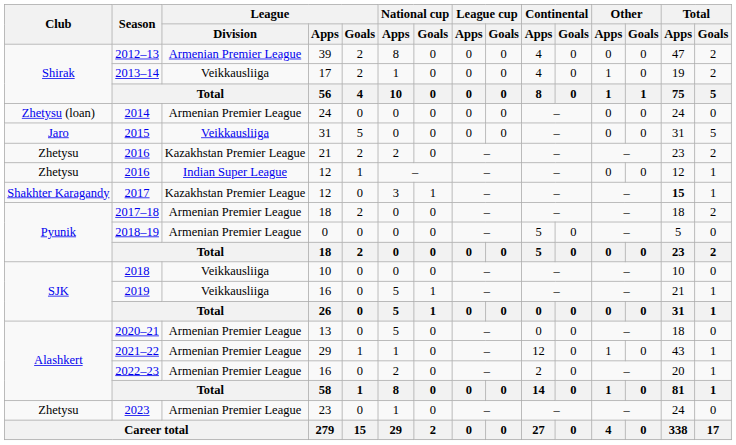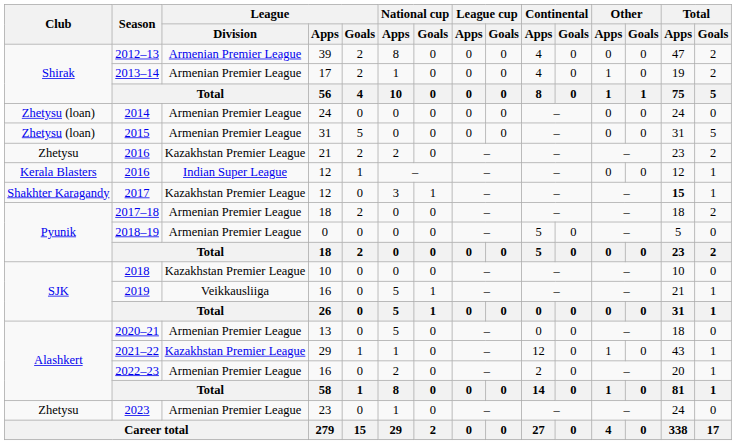(235, 73) Veikkausliiga -> (235, 73) Armenian Premier League
(58, 133) Jaro -> (58, 133) Zhetysu (loan)
(235, 133) Veikkausliiga -> (235, 133) Armenian Premier League
(58, 172) Zhetysu -> (58, 172) Kerala Blasters
(235, 271) Veikkausliiga -> (235, 271) Kazakhstan Premier League
(235, 350) Armenian Premier League -> (235, 350) Kazakhstan Premier League
